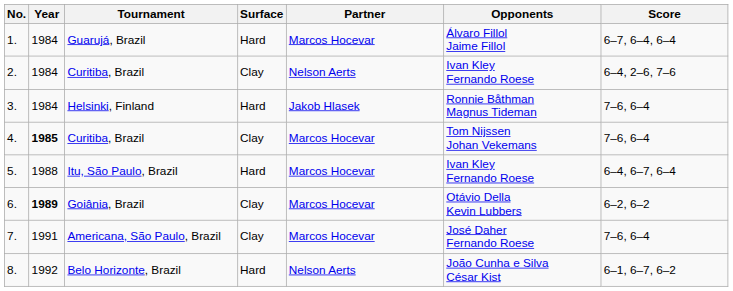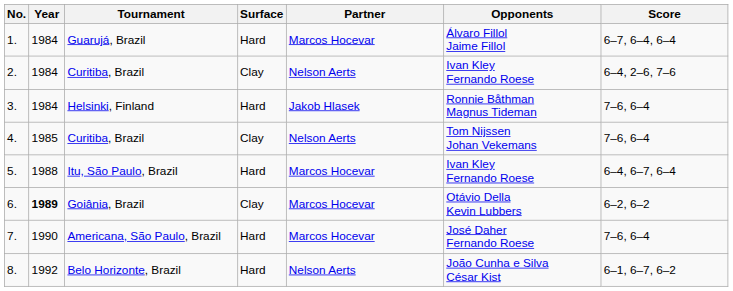(45, 138) bold -> (45, 138) normal
(332, 138) Marcos Hocevar -> (322, 138) Nelson Aerts
(45, 236) 1991 -> (45, 236) 1990
(252, 236) Clay -> (253, 236) Hard
